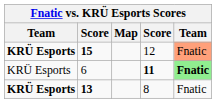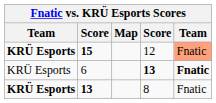(149, 70) 11 -> (149, 70) 13
(193, 70) lightgreen background -> (193, 70) no background
